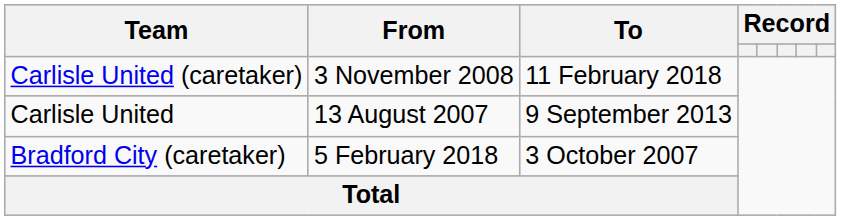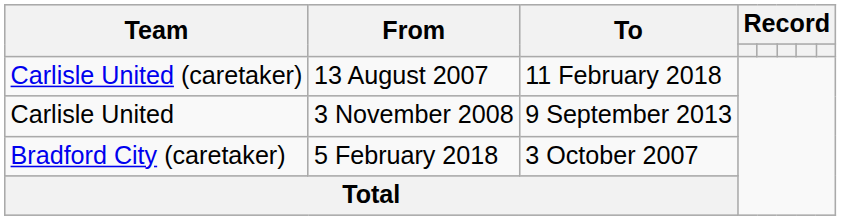(414, 75) 3 November 2008 -> (401, 75) 13 August 2007
(401, 115) 13 August 2007 -> (414, 115) 3 November 2008
